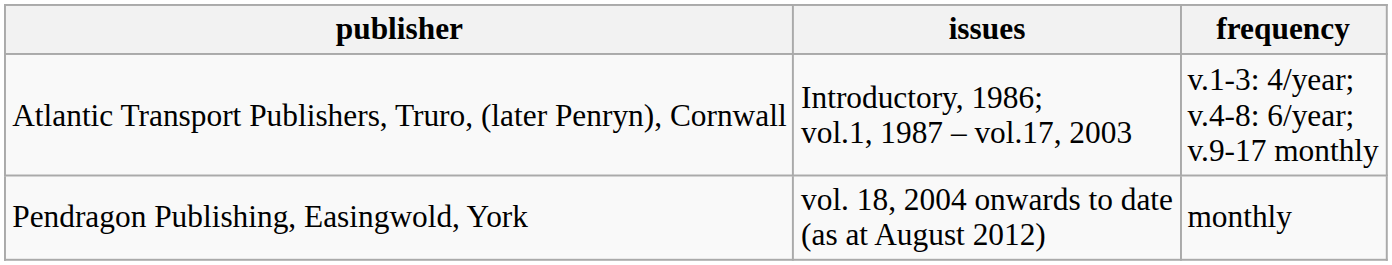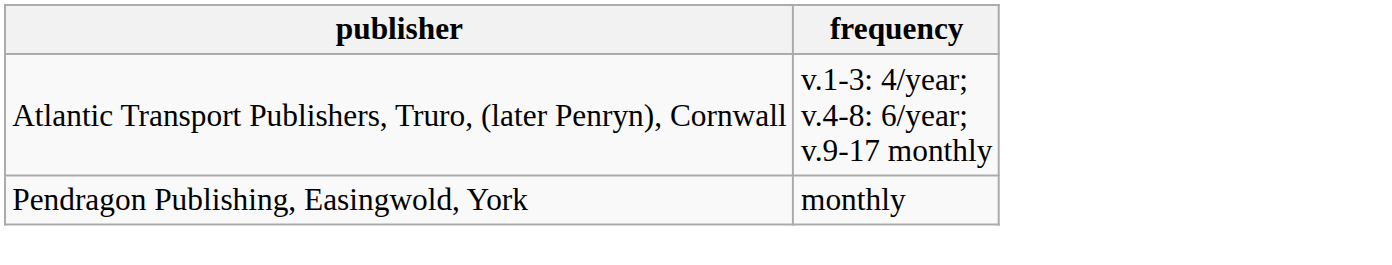- column: (987, 29)
